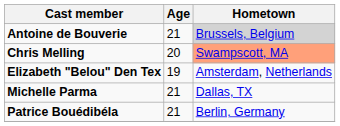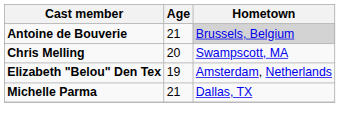(242, 53) lightsalmon background -> (242, 53) no background
- row: (63, 111)
